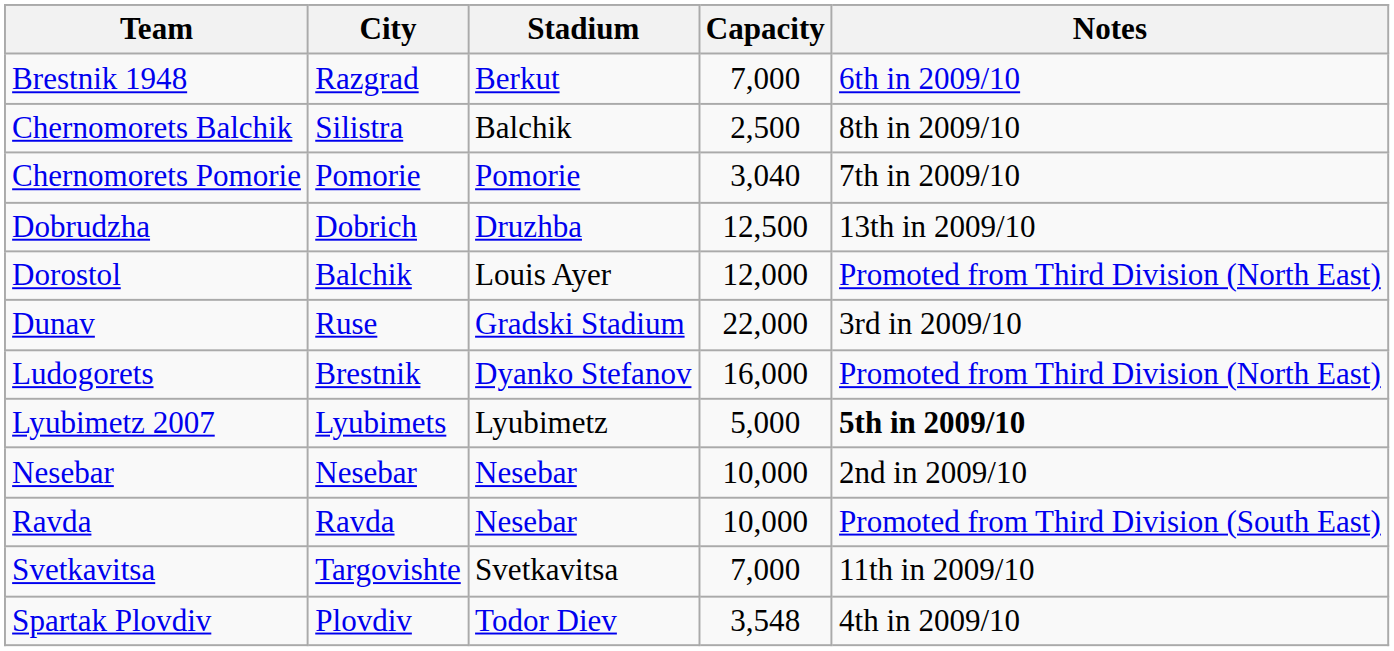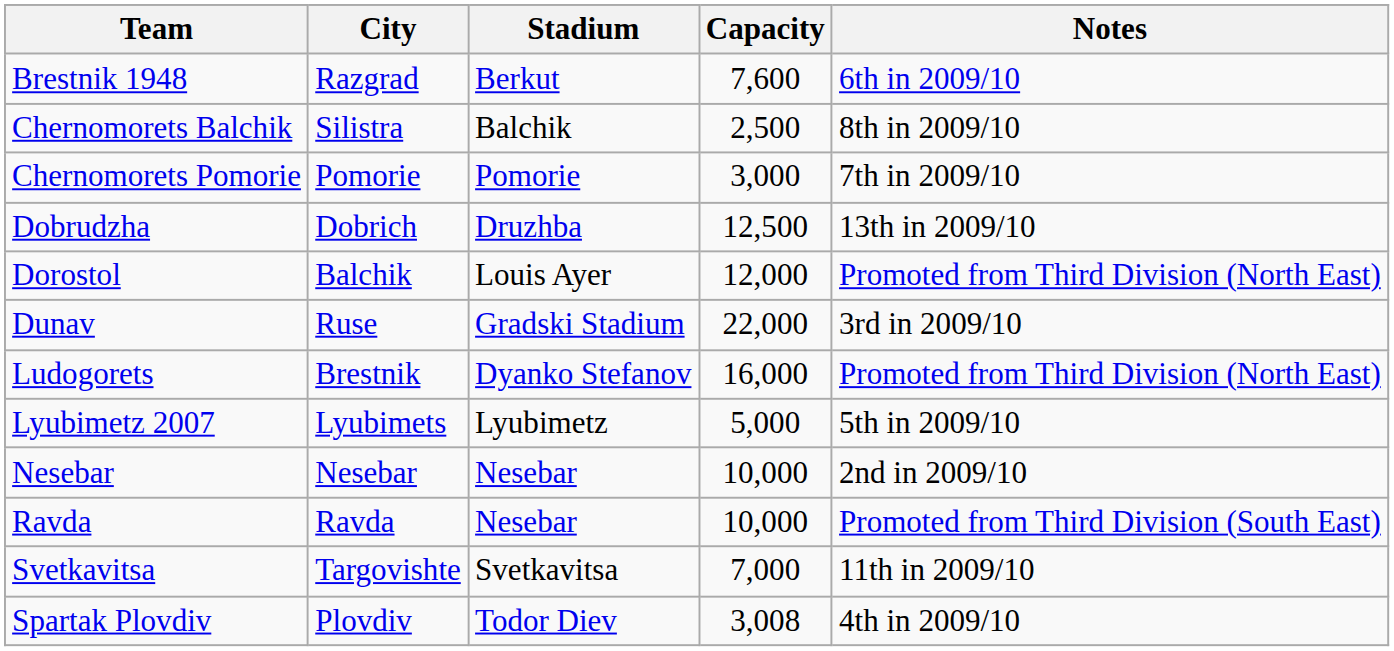(765, 78) 7,000 -> (765, 78) 7,600
(765, 176) 3,040 -> (765, 176) 3,000
(932, 422) bold -> (930, 422) normal
(765, 619) 3,548 -> (765, 619) 3,008
